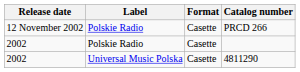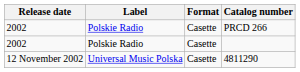(45, 28) 12 November 2002 -> (17, 28) 2002
(17, 59) 2002 -> (45, 59) 12 November 2002
